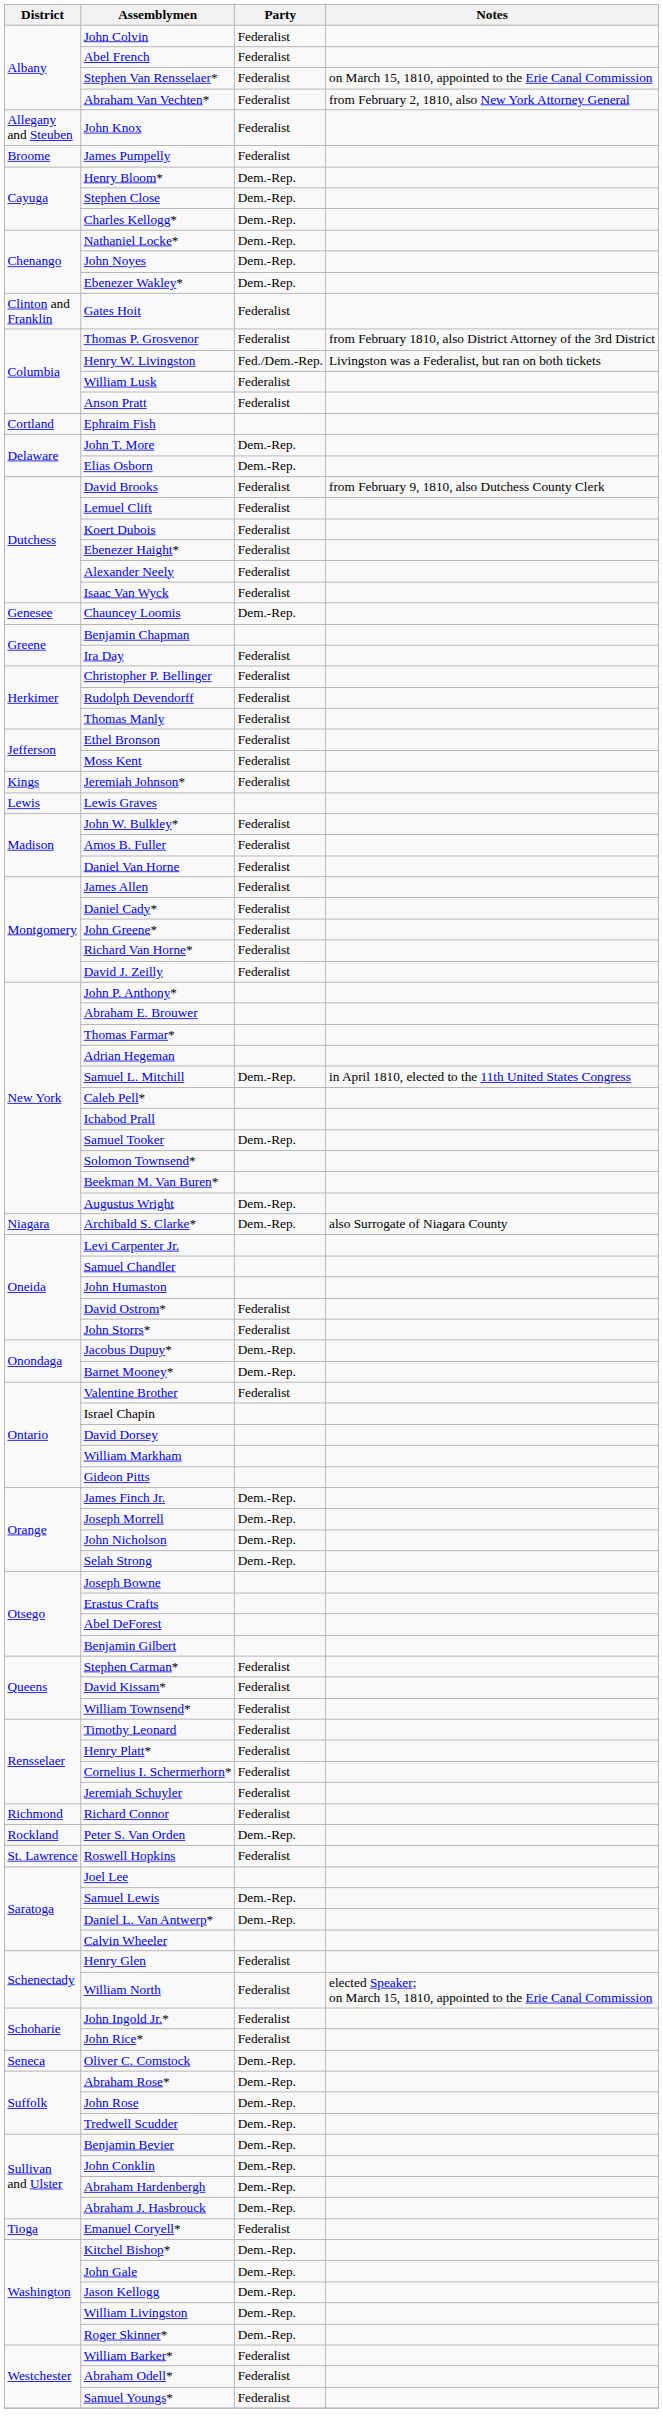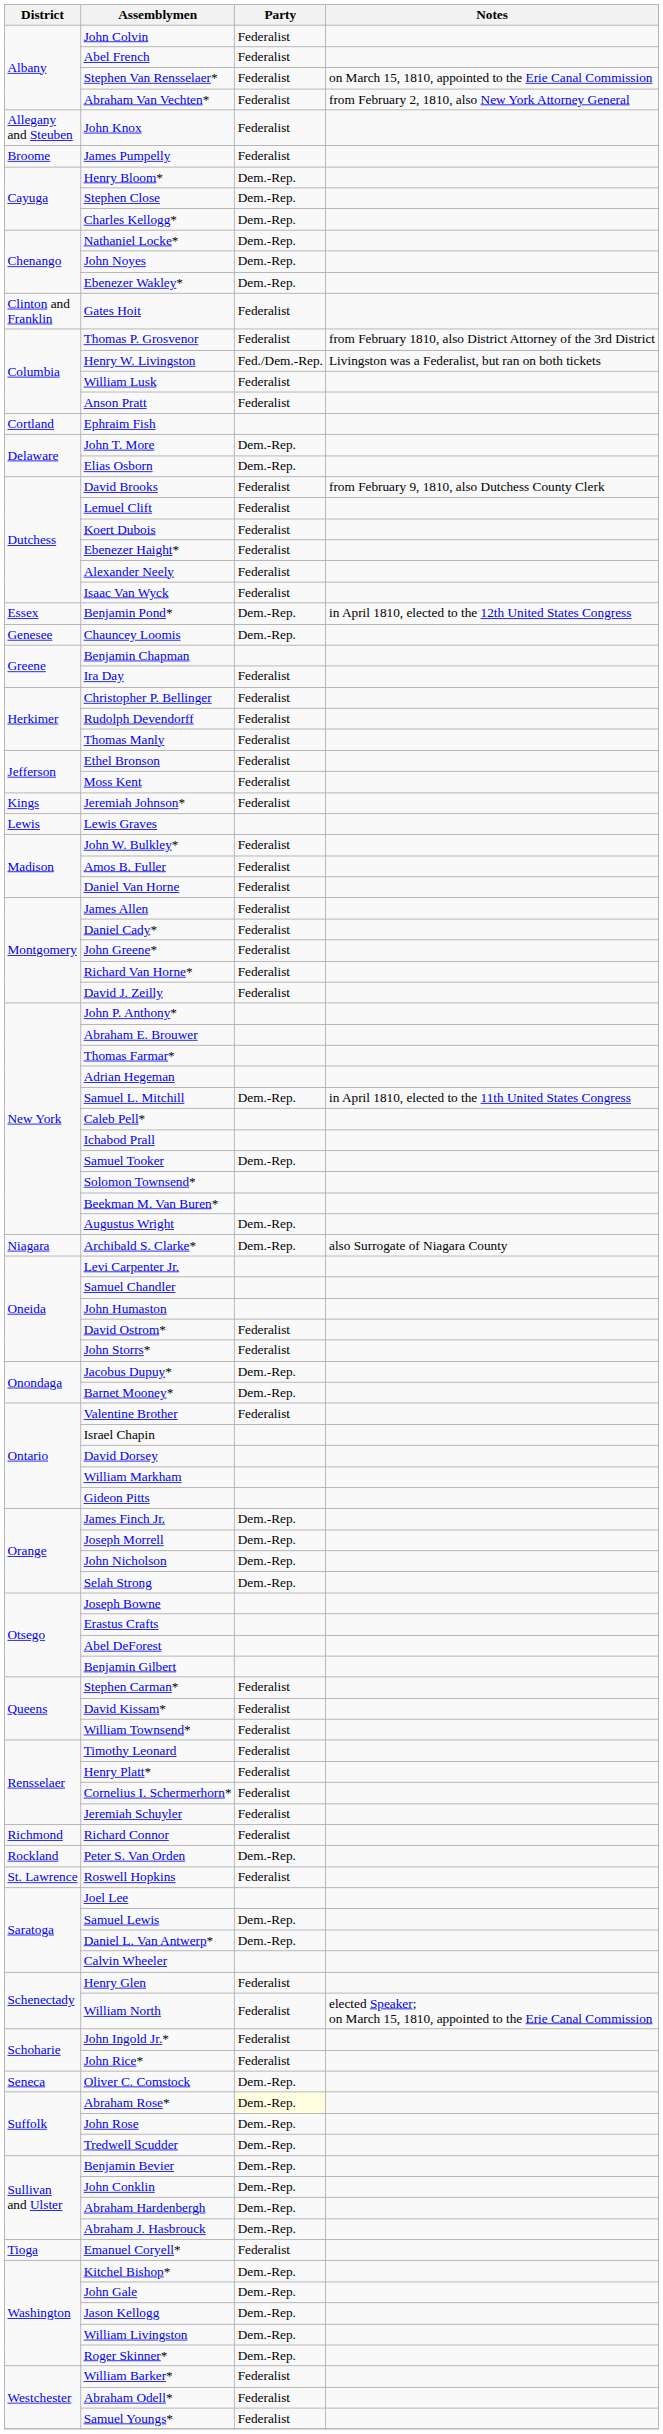+ row: (128, 613)
(267, 2081) no background -> (267, 2102) lightyellow background
